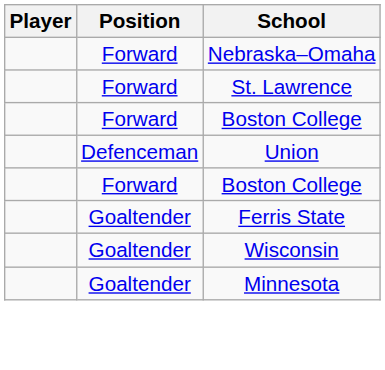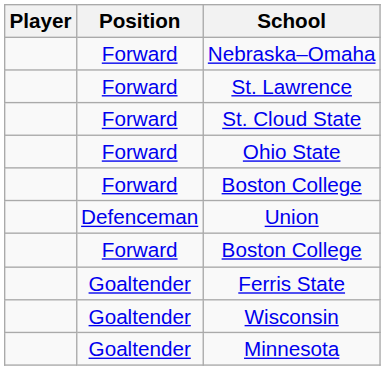+ row: (140, 119)
+ row: (140, 152)
